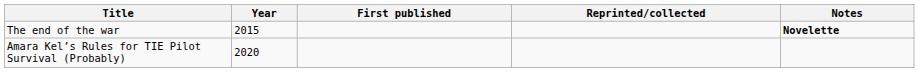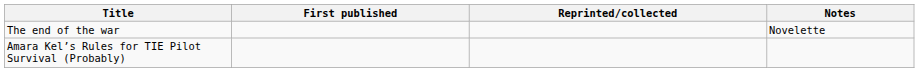- column: (264, 13)
(811, 30) bold -> (797, 30) normal
